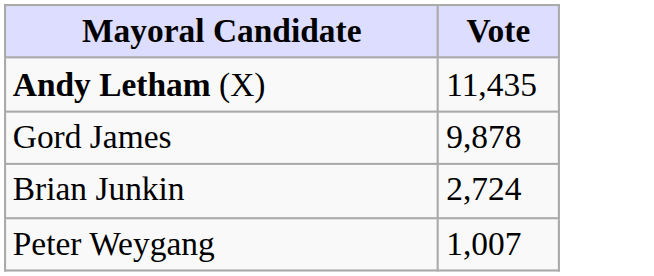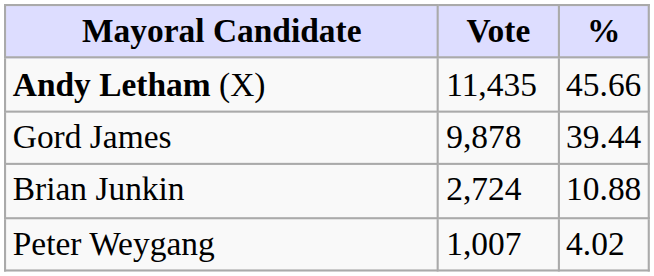+ column: (604, 31)
